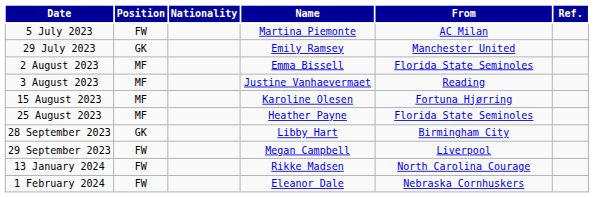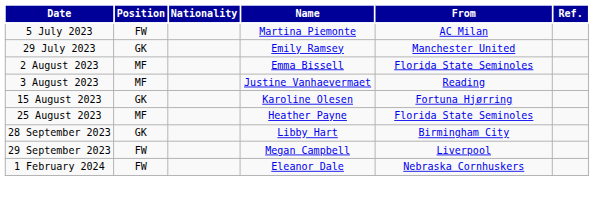(141, 99) MF -> (141, 99) GK
- row: (59, 166)
